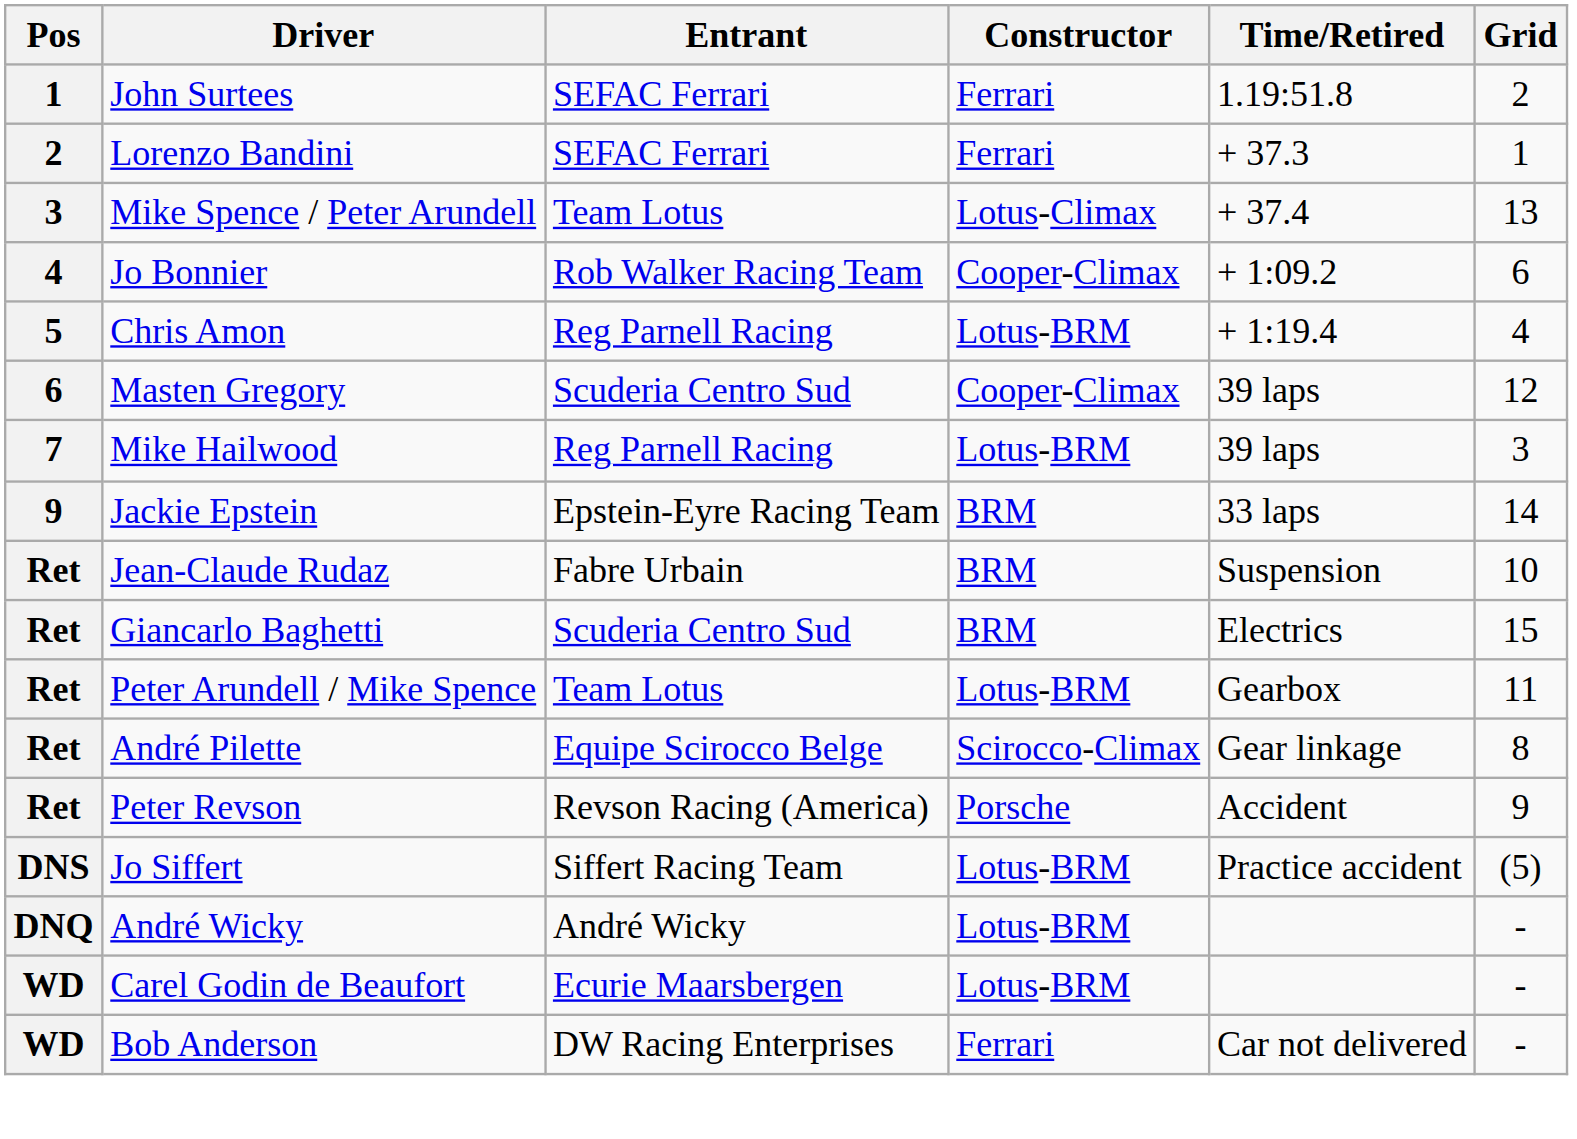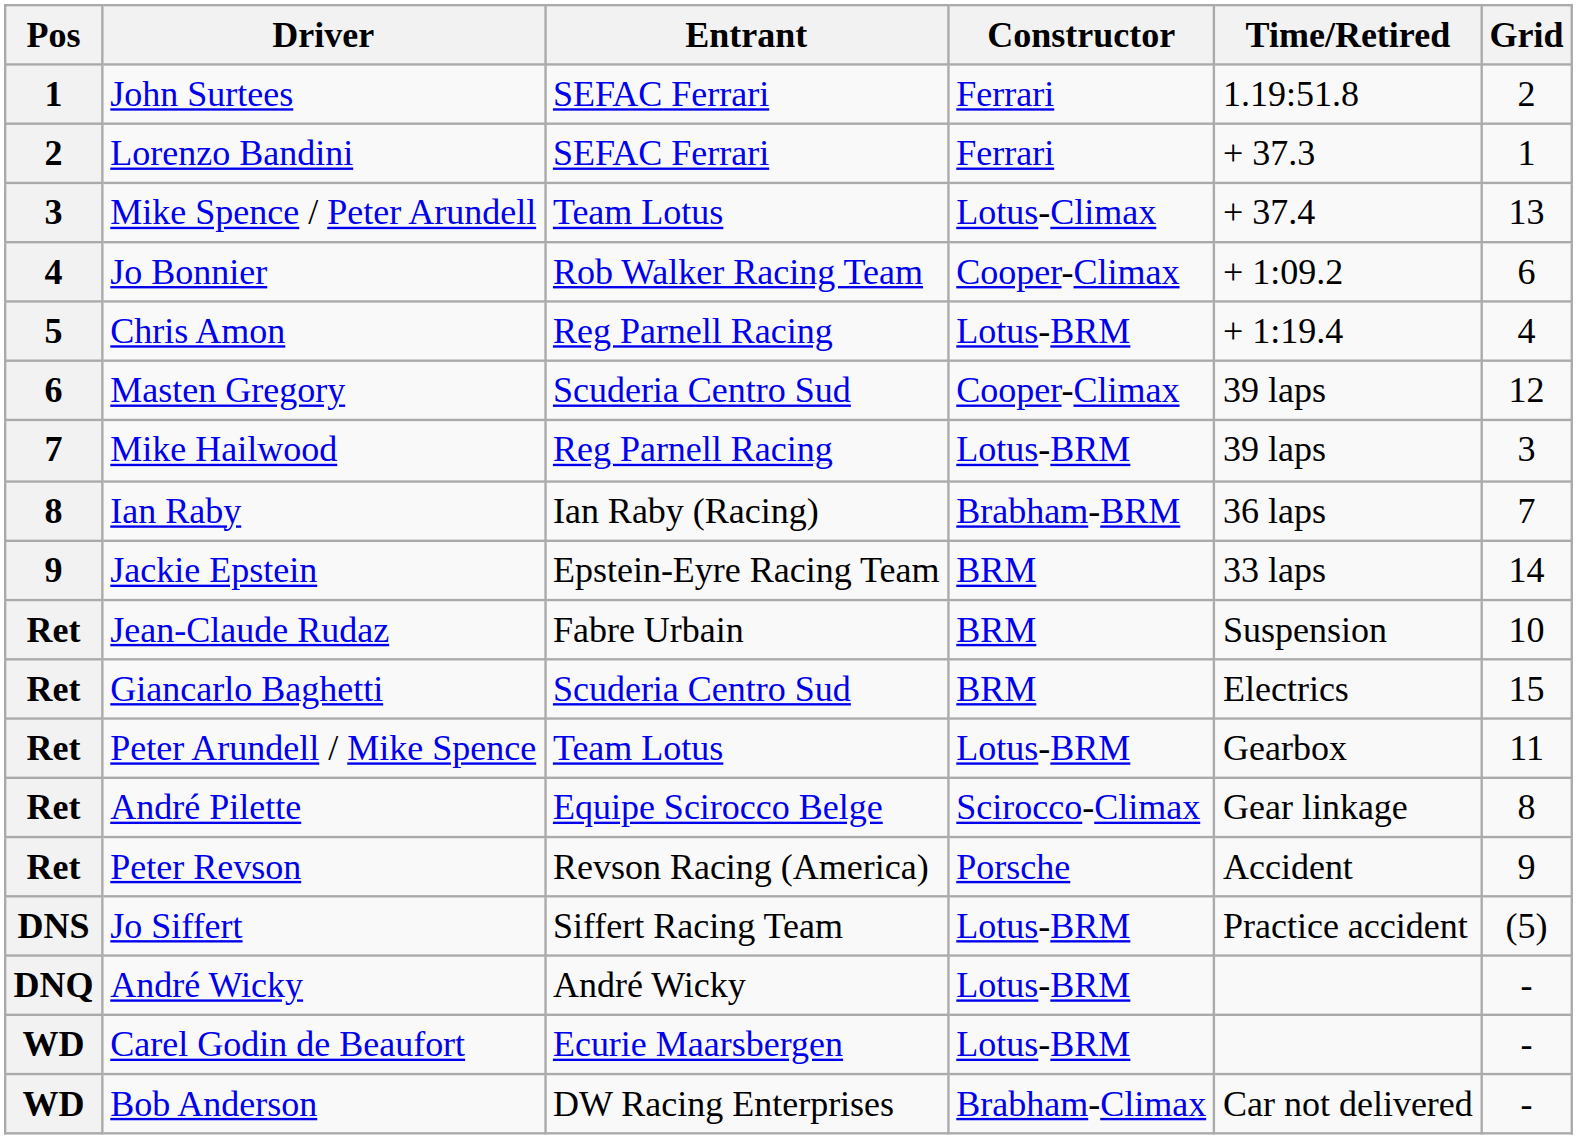+ row: (176, 509)
(1005, 1044) Ferrari -> (1081, 1103) Brabham-Climax
